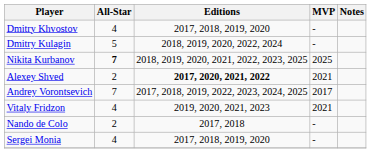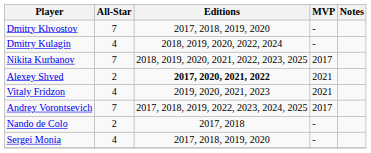(114, 28) 4 -> (114, 28) 7
(114, 44) 5 -> (114, 44) 4
(114, 60) bold -> (114, 60) normal
(322, 60) 2025 -> (322, 60) 2017
rows swapped: (36, 108) <-> (49, 92)
